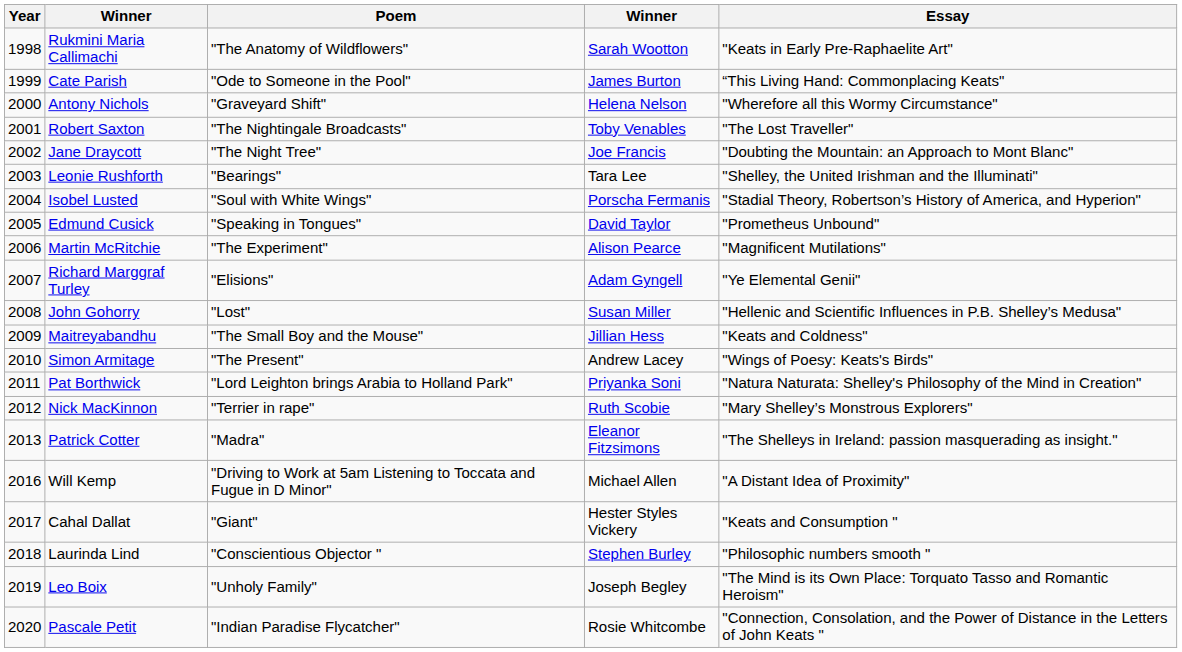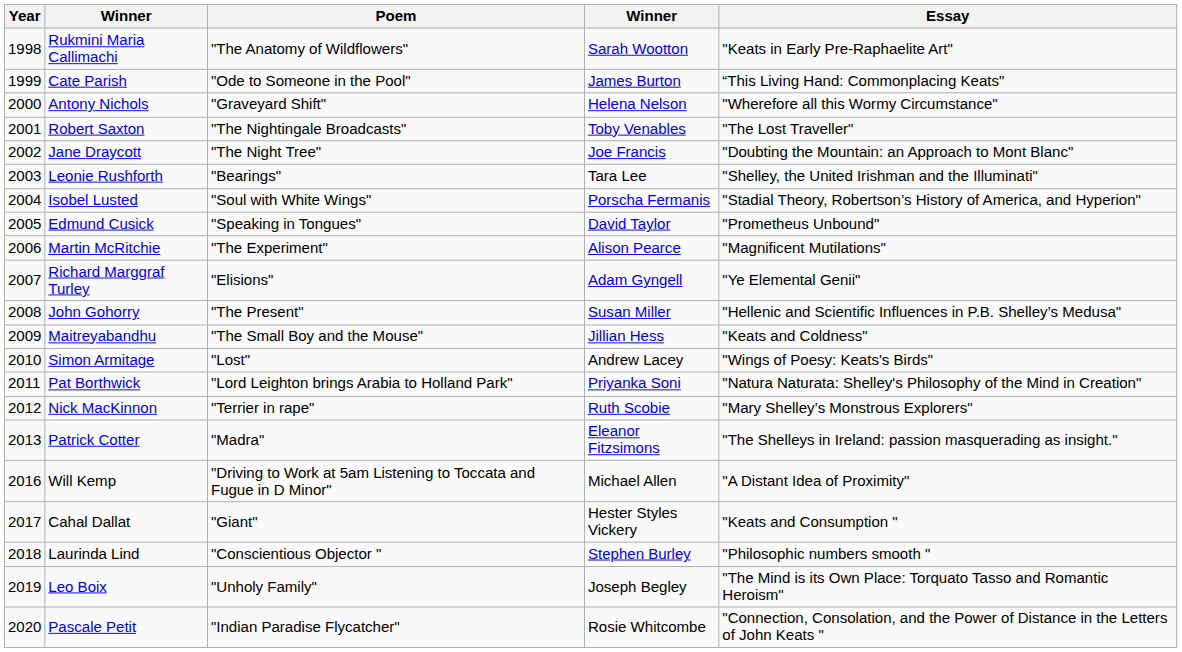(231, 312) "Lost" -> (257, 312) "The Present"
(257, 360) "The Present" -> (231, 360) "Lost"
